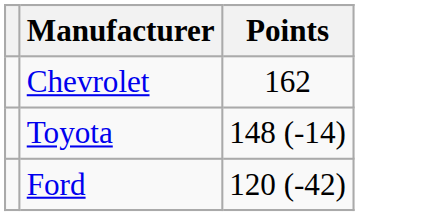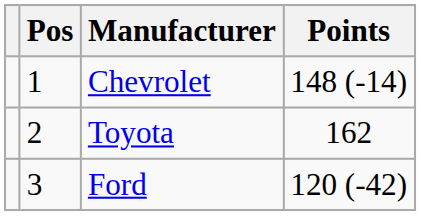+ column: (50, 30)
(288, 81) 162 -> (349, 81) 148 (-14)
(288, 133) 148 (-14) -> (349, 133) 162
